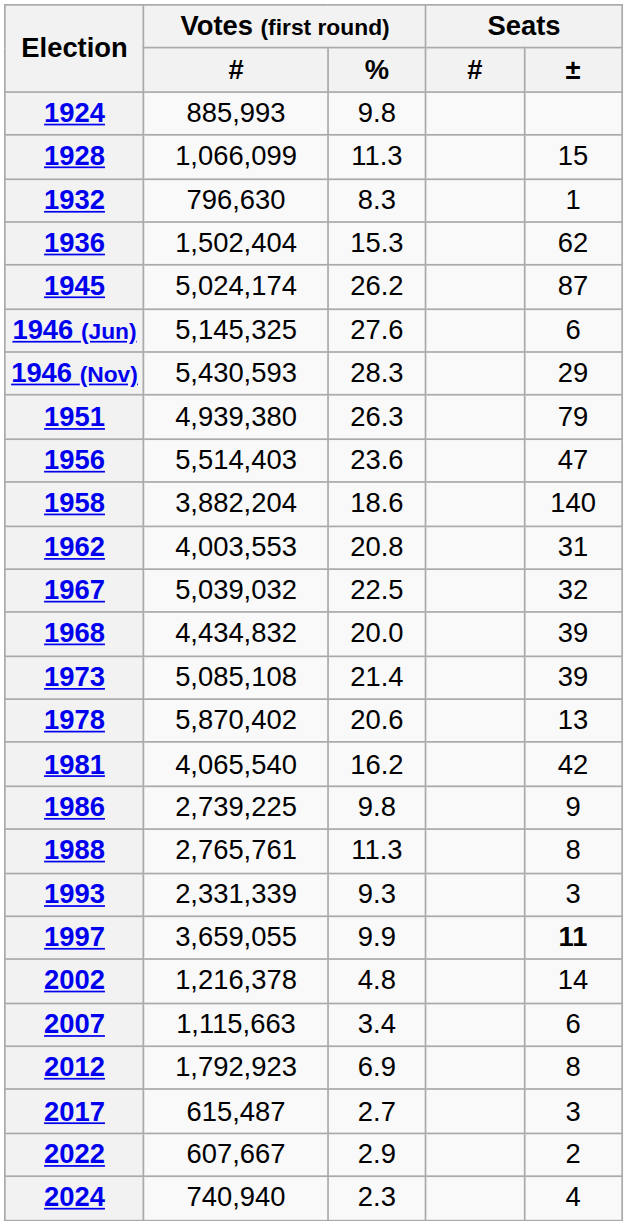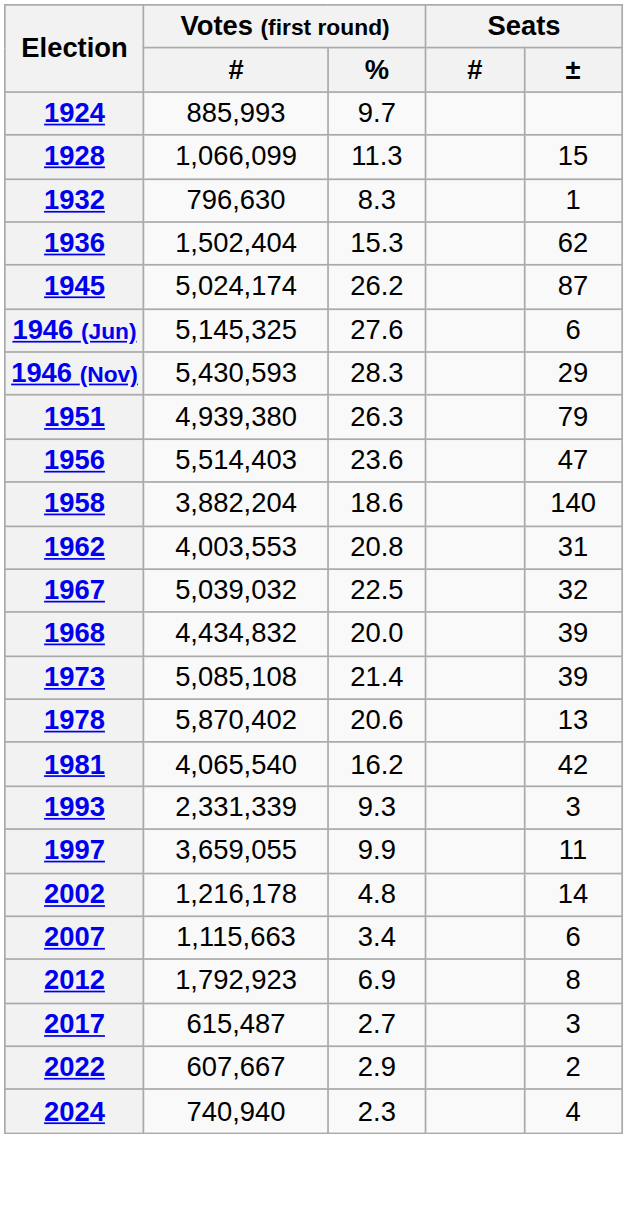(377, 112) 9.8 -> (377, 112) 9.7
- row: (75, 807)
- row: (75, 850)
(573, 937) bold -> (573, 850) normal
(236, 980) 1,216,378 -> (236, 894) 1,216,178
